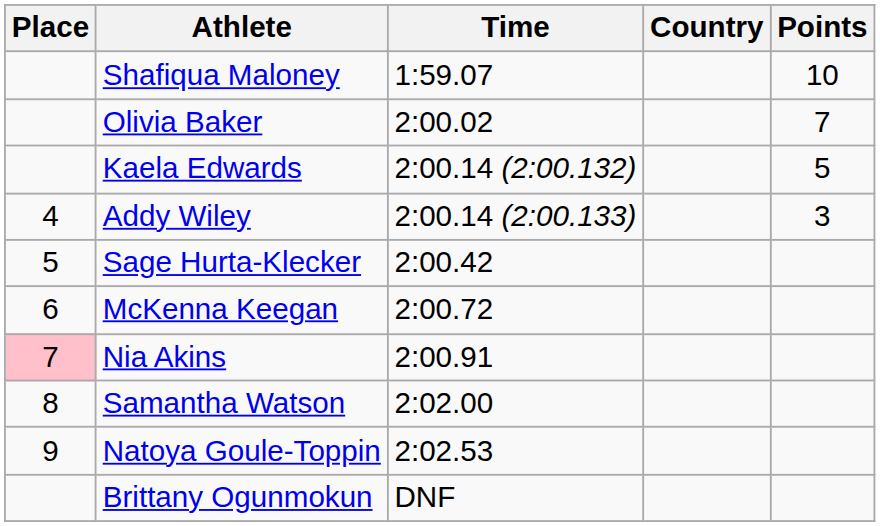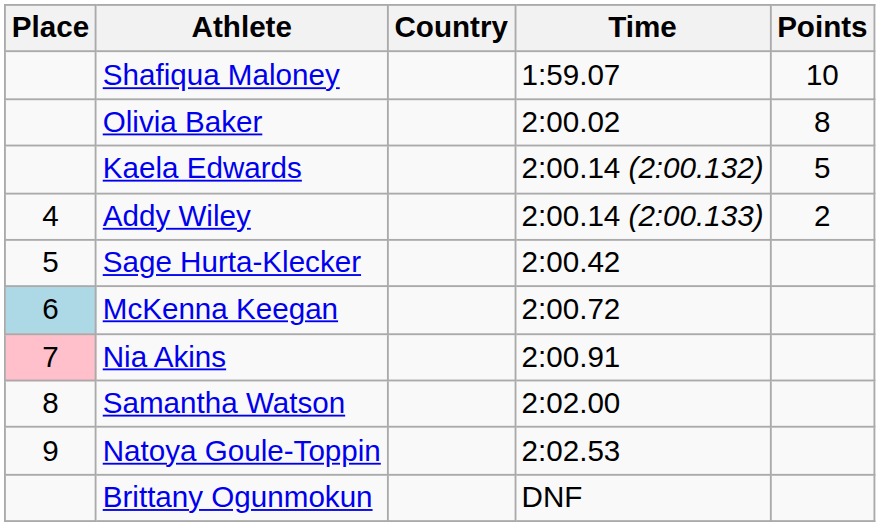columns swapped: (707, 27) <-> (515, 27)
(822, 121) 7 -> (822, 121) 8
(822, 215) 3 -> (822, 215) 2
(50, 309) no background -> (50, 309) lightblue background
